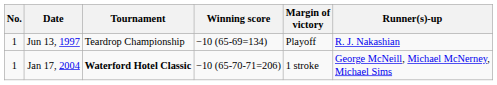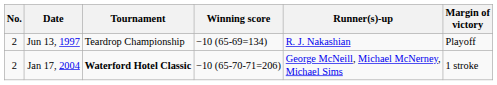columns swapped: (308, 19) <-> (412, 19)
(14, 42) 1 -> (14, 42) 2
(14, 65) 1 -> (14, 65) 2
